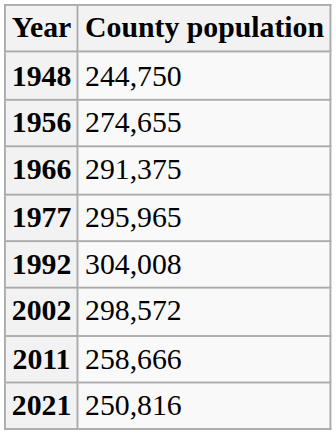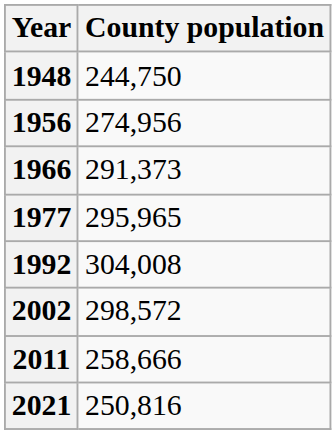(133, 122) 274,655 -> (133, 122) 274,956
(133, 169) 291,375 -> (133, 169) 291,373
